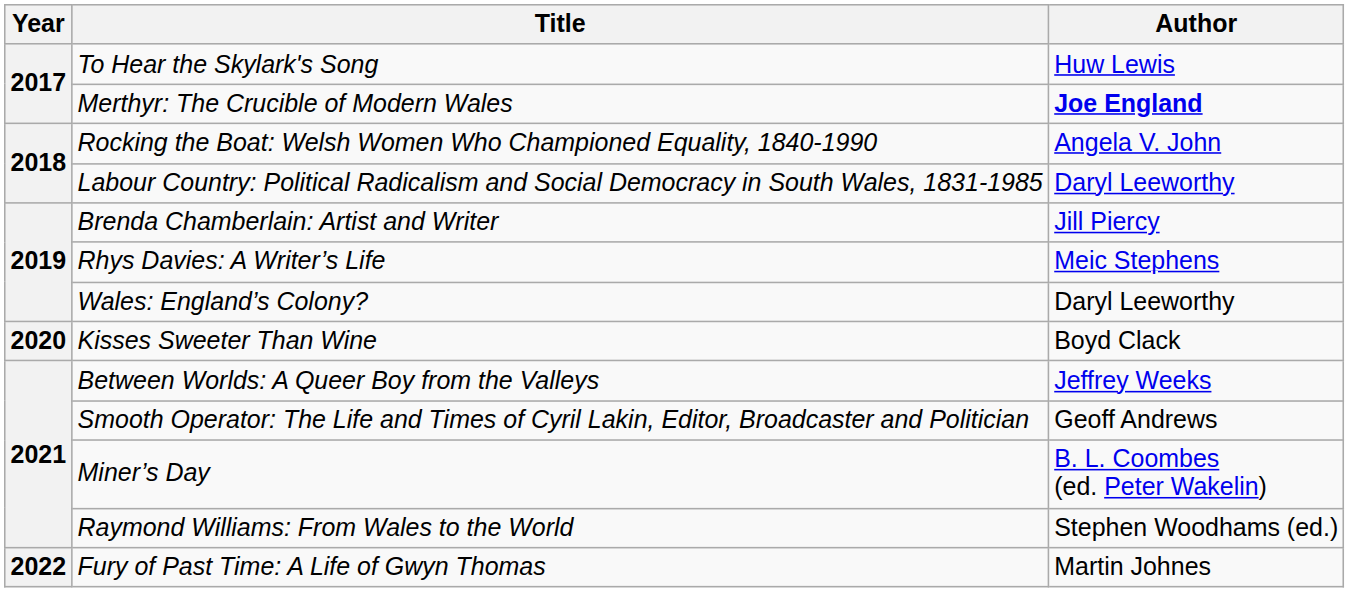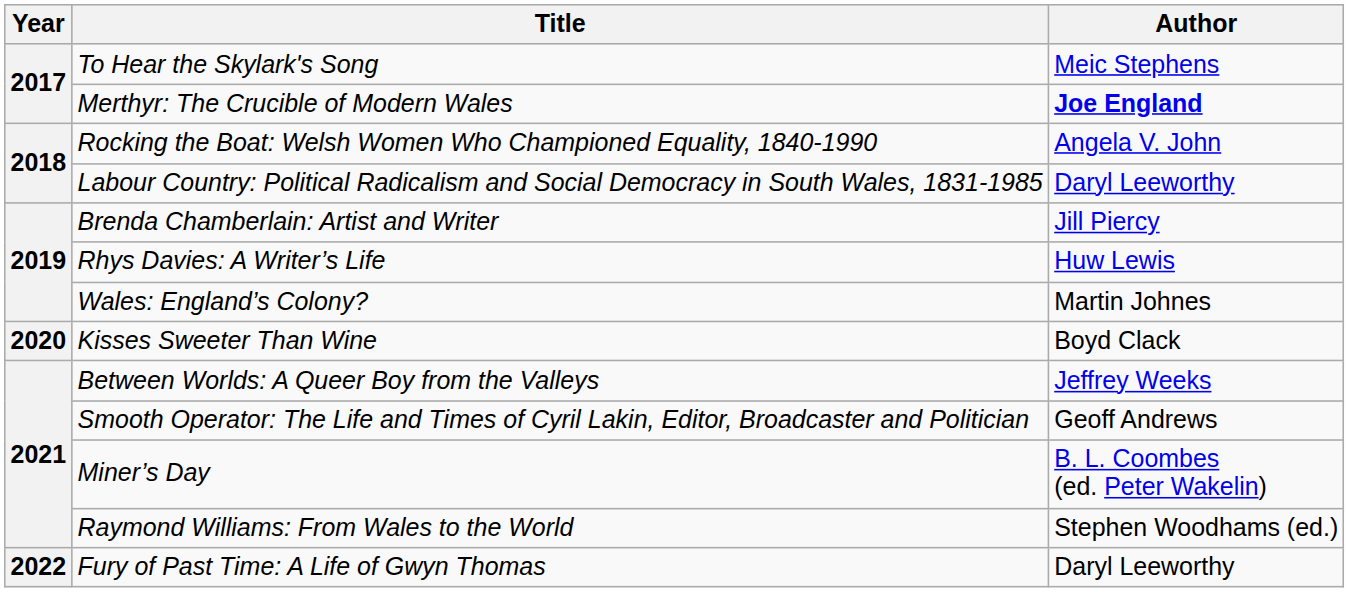(1115, 63) Huw Lewis -> (1137, 63) Meic Stephens
(1137, 261) Meic Stephens -> (1115, 261) Huw Lewis
(1144, 301) Daryl Leeworthy -> (1133, 301) Martin Johnes
(1133, 566) Martin Johnes -> (1144, 566) Daryl Leeworthy
